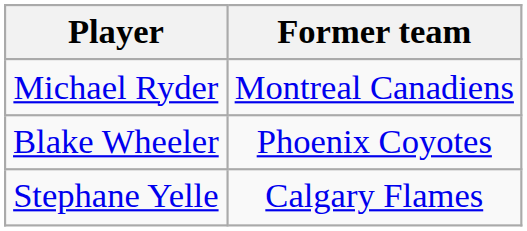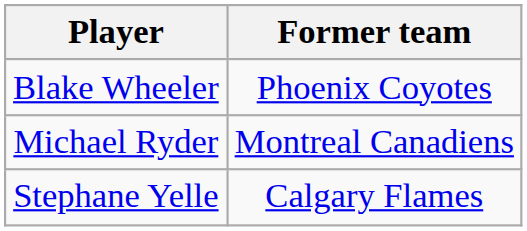rows swapped: (116, 86) <-> (116, 141)
